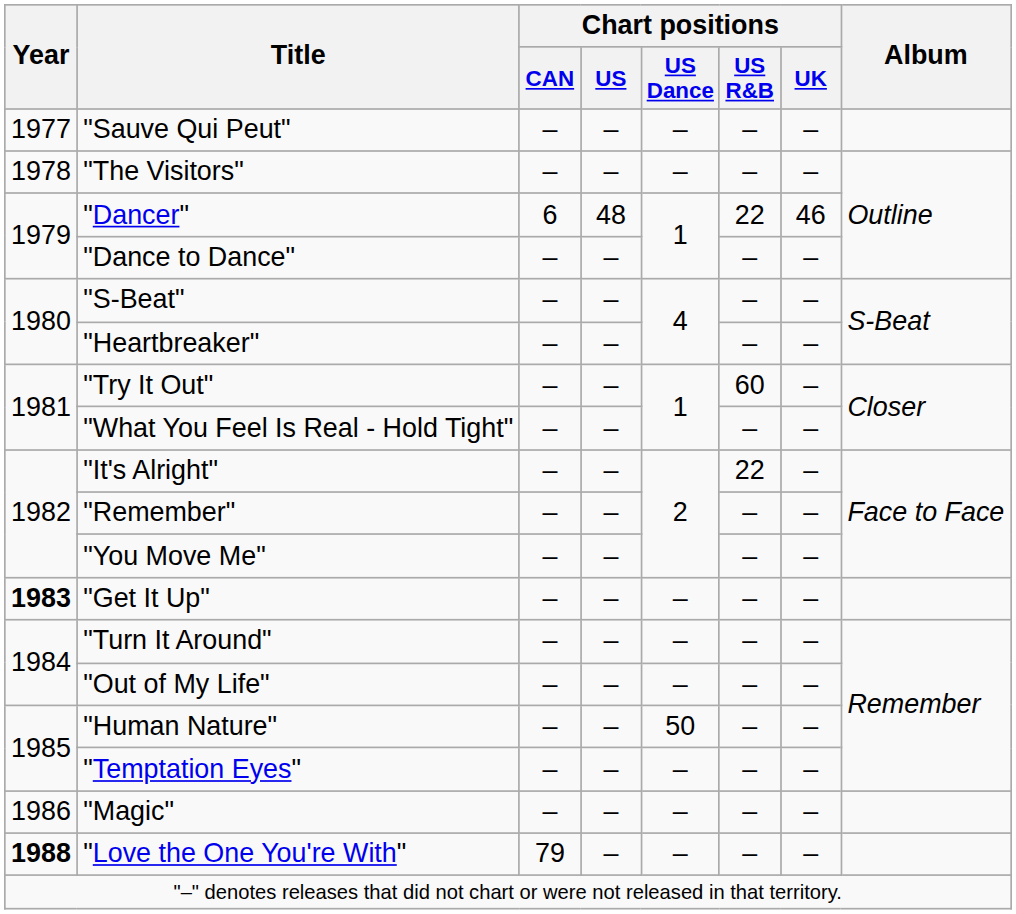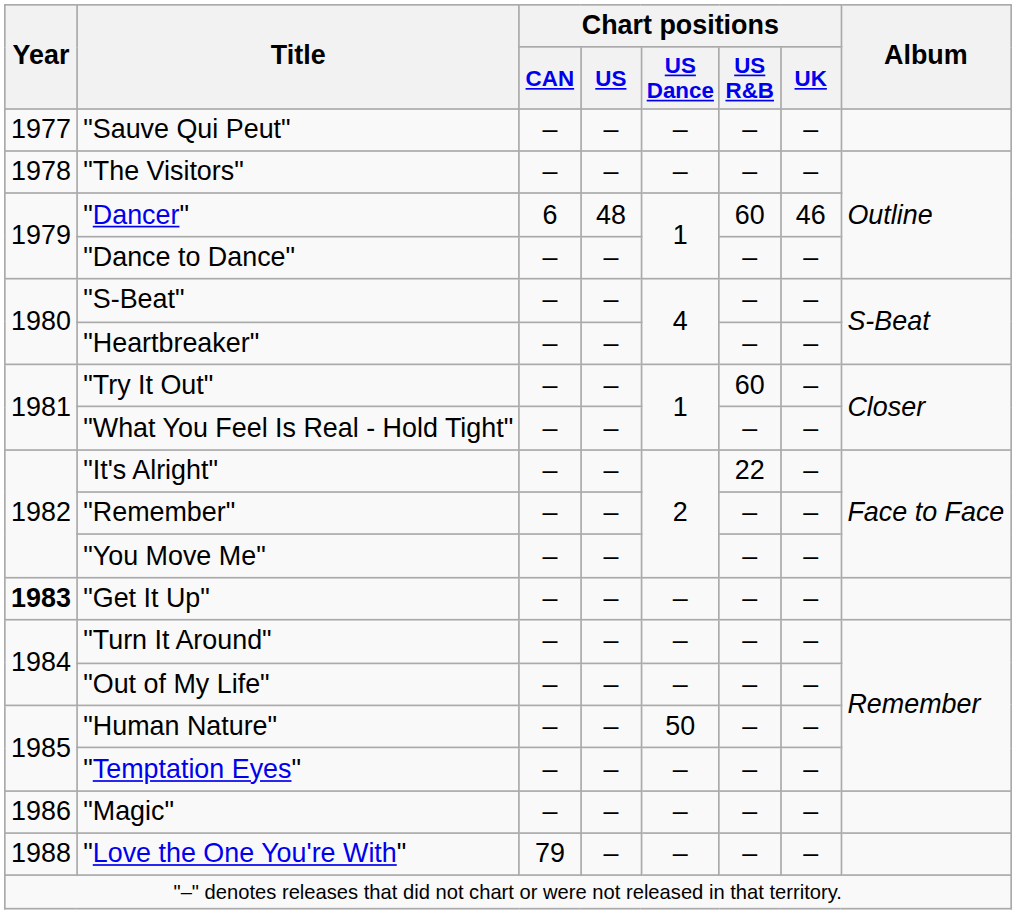(750, 214) 22 -> (750, 214) 60
(41, 854) bold -> (41, 854) normal
